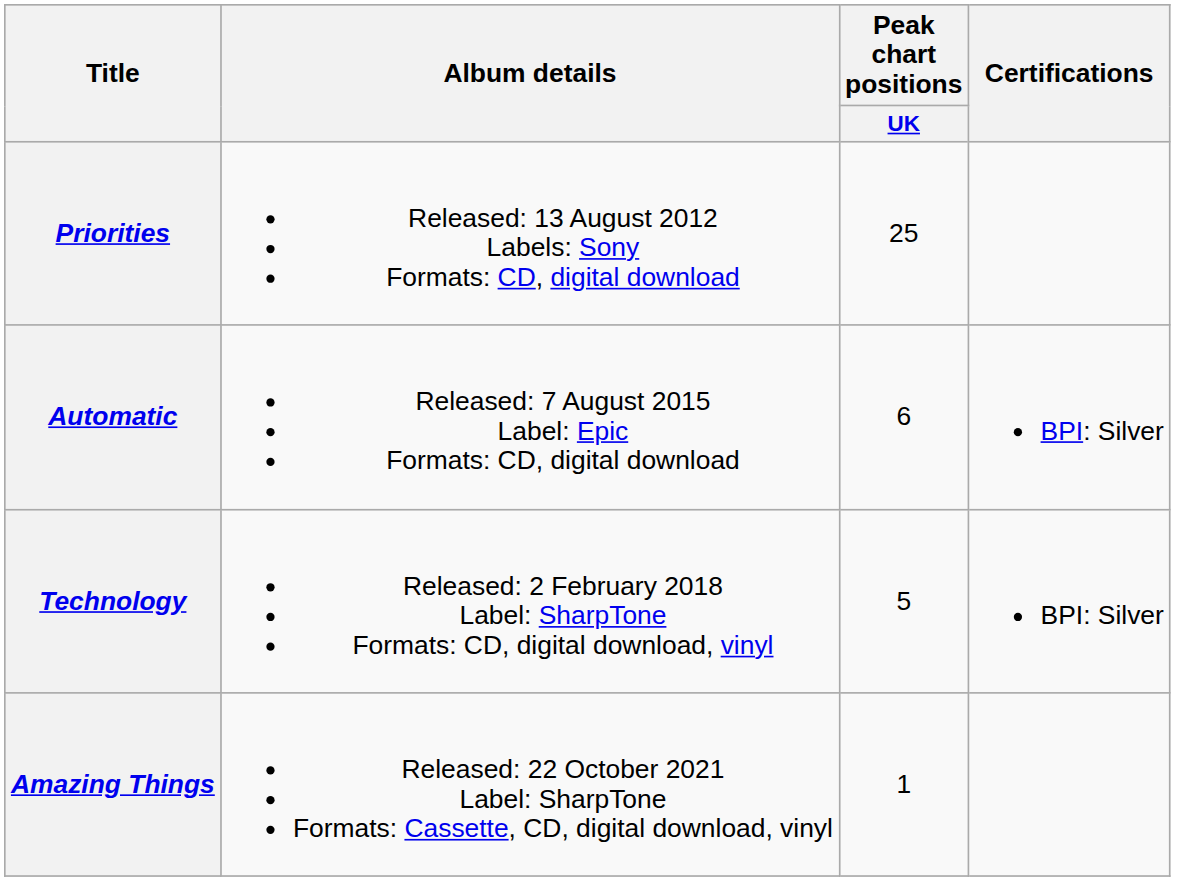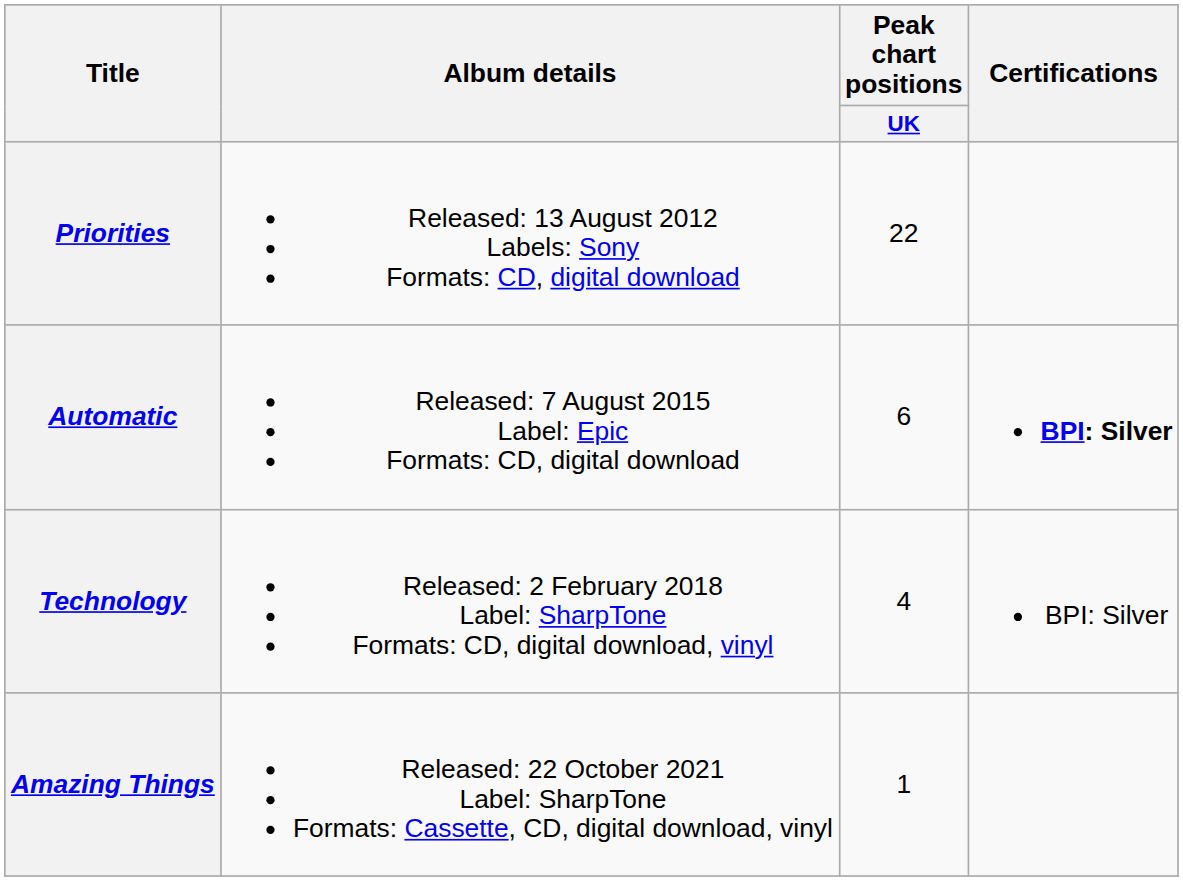(904, 233) 25 -> (904, 233) 22
(1069, 432) normal -> (1074, 432) bold
(904, 600) 5 -> (904, 600) 4
